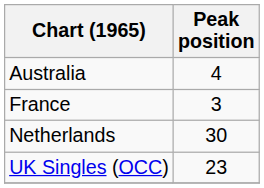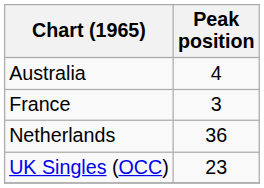(216, 135) 30 -> (216, 135) 36
